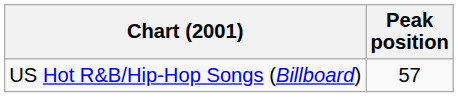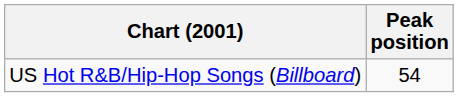(410, 75) 57 -> (410, 75) 54
